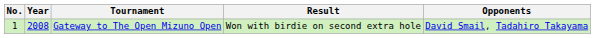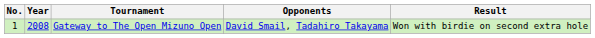columns swapped: (507, 12) <-> (323, 12)
